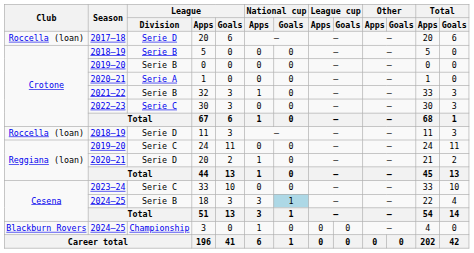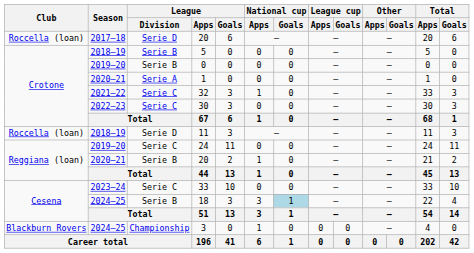(159, 92) Serie B -> (159, 92) Serie C
(159, 160) Serie D -> (159, 160) Serie B
